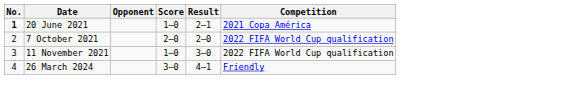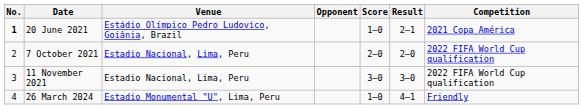+ column: (208, 11)
(171, 53) 1–0 -> (375, 78) 3–0
(171, 67) 3–0 -> (375, 97) 1–0
